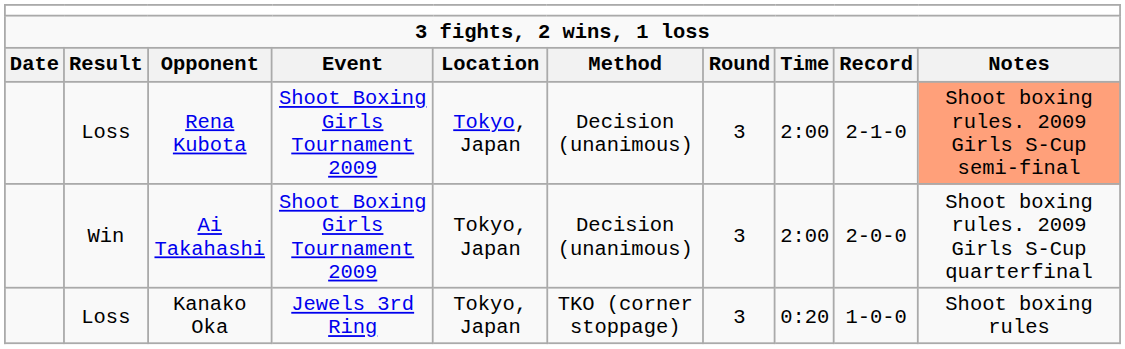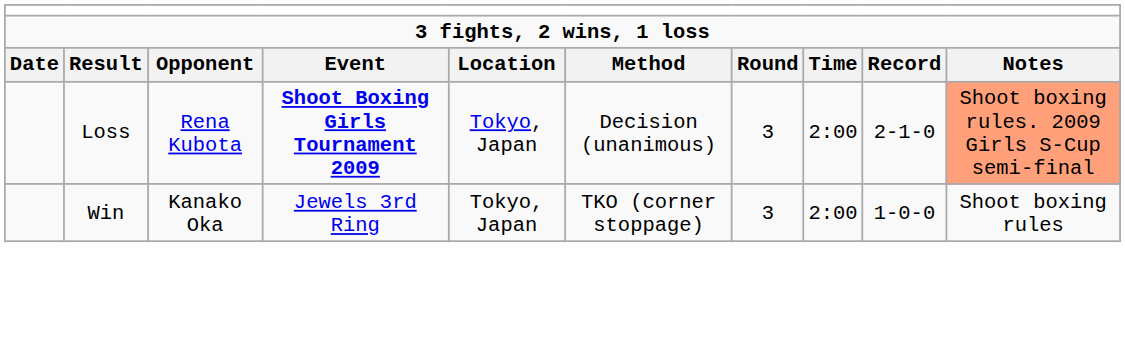(353, 133) normal -> (355, 133) bold
- row: (210, 236)
(106, 316) Loss -> (106, 213) Win
(805, 316) 0:20 -> (833, 213) 2:00
